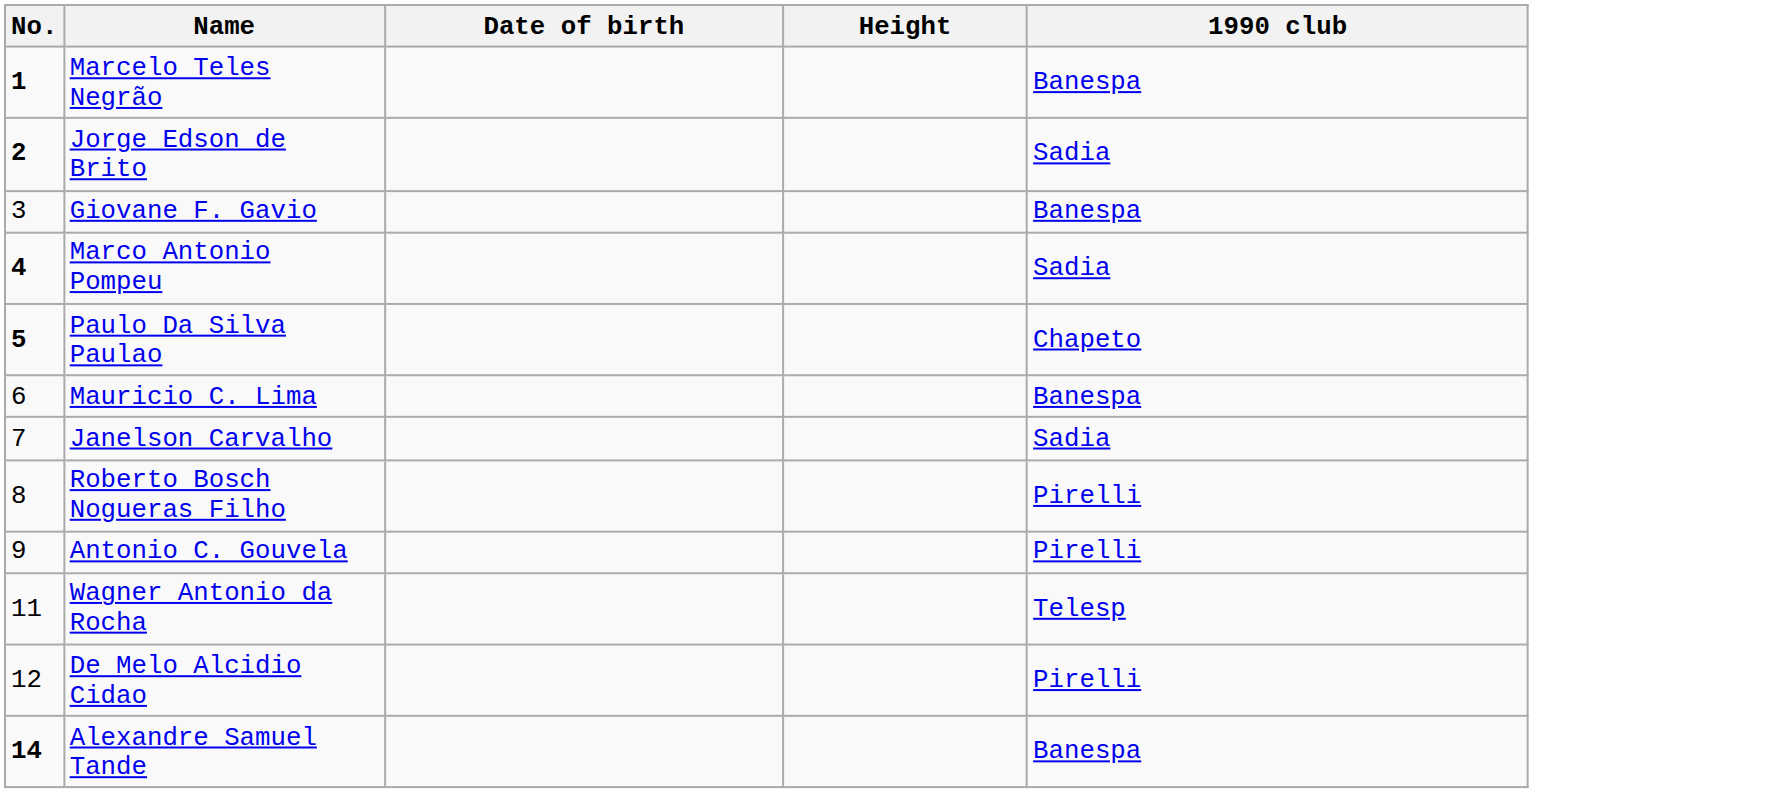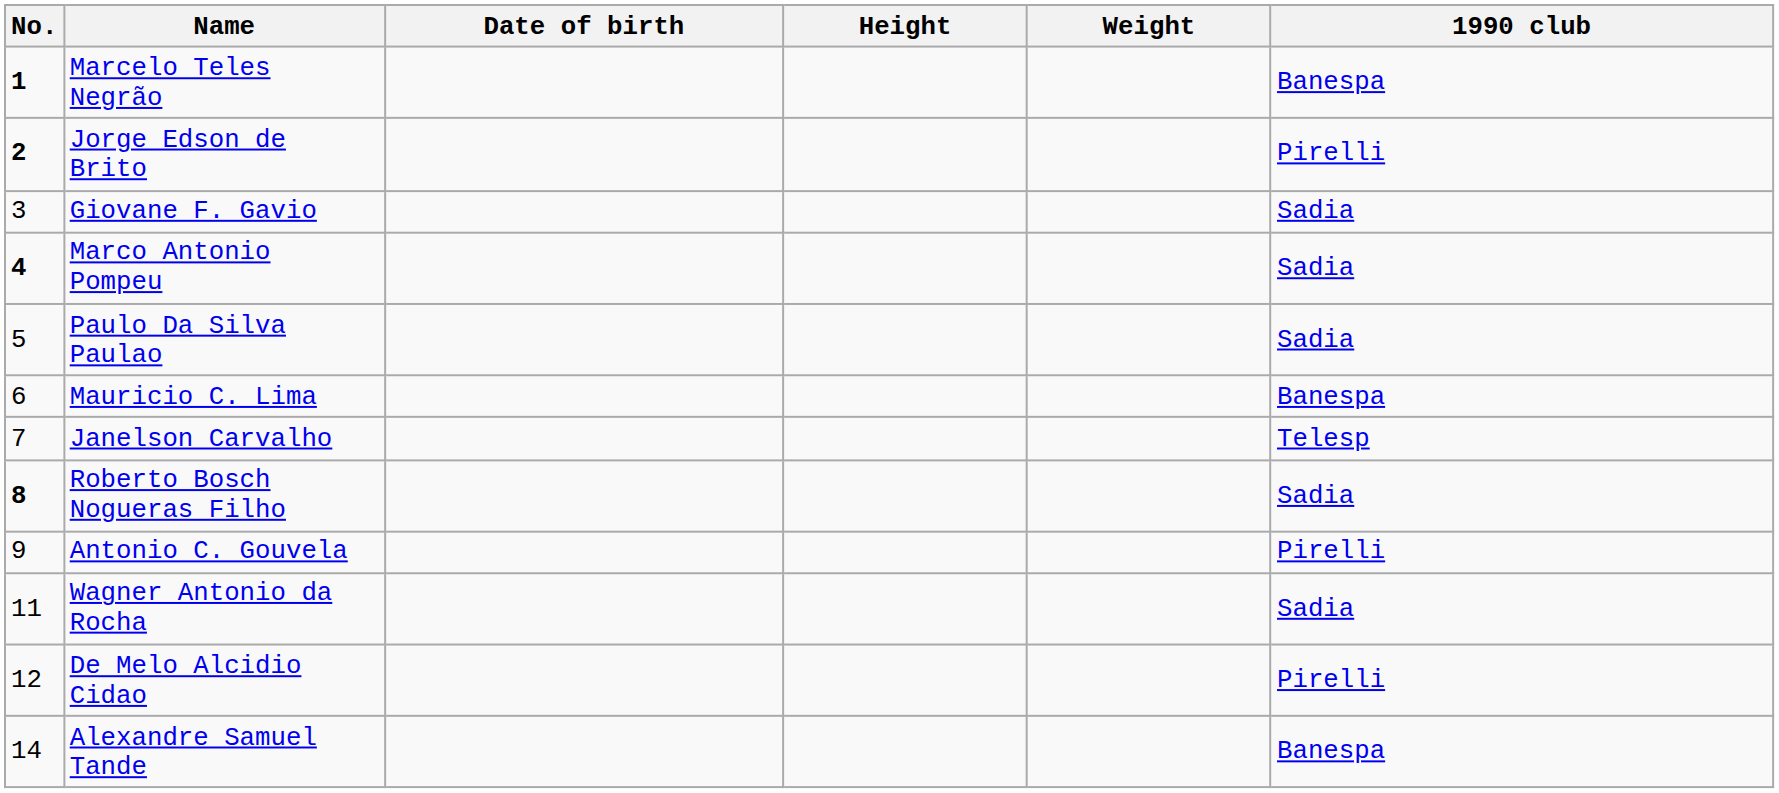+ column: (1149, 26)
(1072, 154) Sadia -> (1331, 154) Pirelli
(1087, 211) Banespa -> (1316, 211) Sadia
(19, 340) bold -> (19, 340) normal
(1087, 340) Chapeto -> (1316, 340) Sadia
(1072, 438) Sadia -> (1323, 438) Telesp
(19, 495) normal -> (19, 495) bold
(1087, 495) Pirelli -> (1316, 495) Sadia
(1079, 609) Telesp -> (1316, 609) Sadia
(27, 752) bold -> (27, 752) normal
